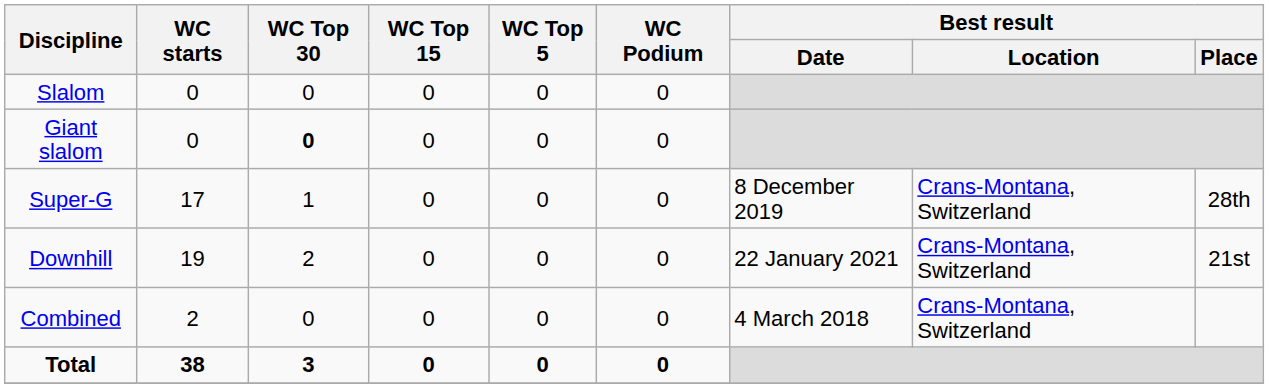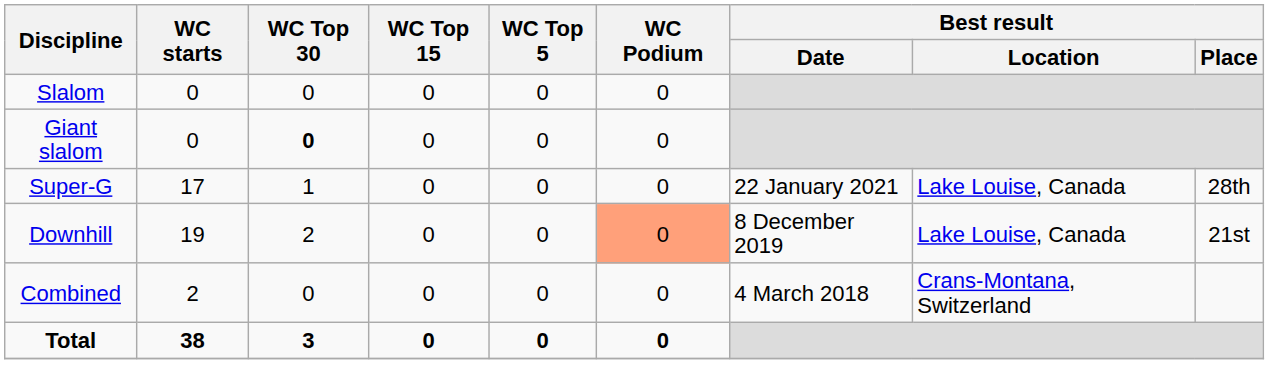(794, 199) 8 December 2019 -> (816, 187) 22 January 2021
(996, 199) Crans-Montana, Switzerland -> (1021, 187) Lake Louise, Canada
(663, 258) no background -> (663, 234) lightsalmon background
(816, 258) 22 January 2021 -> (794, 234) 8 December 2019
(996, 258) Crans-Montana, Switzerland -> (1021, 234) Lake Louise, Canada
